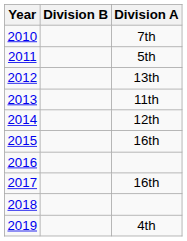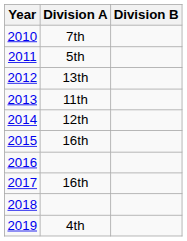columns swapped: (146, 15) <-> (76, 15)
